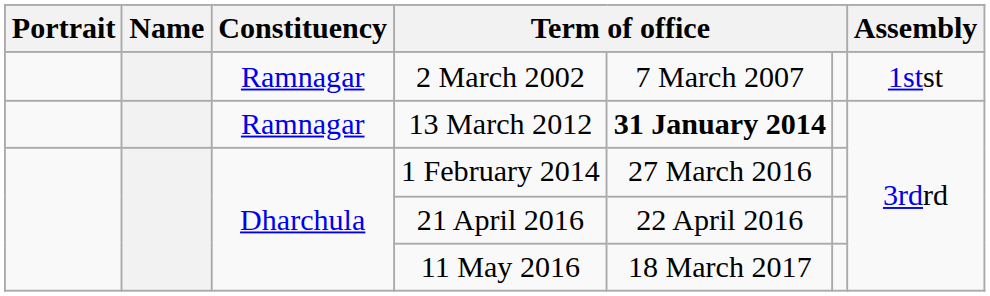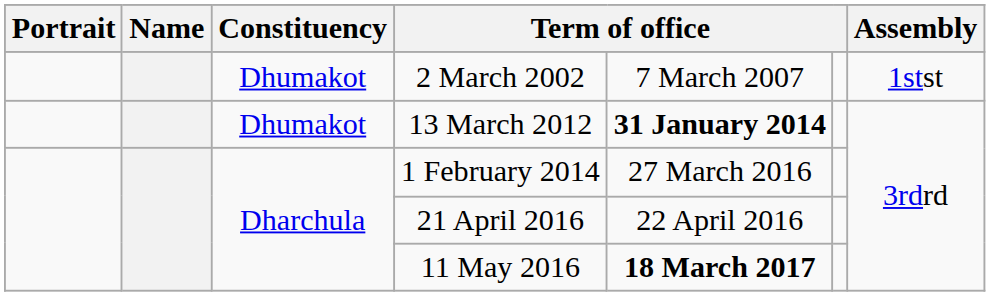(303, 76) Ramnagar -> (303, 76) Dhumakot
(303, 123) Ramnagar -> (303, 123) Dhumakot
(720, 266) normal -> (720, 266) bold
